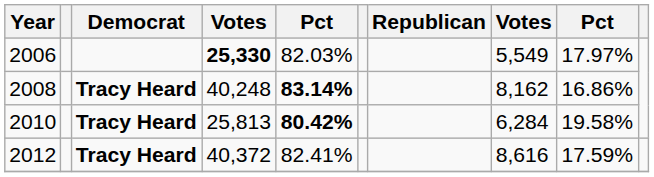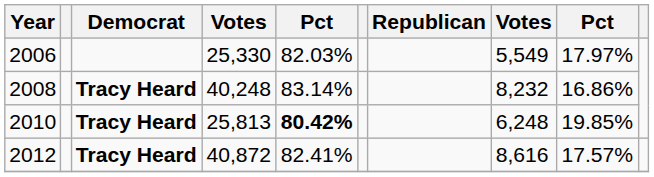(239, 55) bold -> (239, 55) normal
(317, 88) bold -> (317, 88) normal
(522, 88) 8,162 -> (522, 88) 8,232
(522, 122) 6,284 -> (522, 122) 6,248
(597, 122) 19.58% -> (597, 122) 19.85%
(239, 155) 40,372 -> (239, 155) 40,872
(597, 155) 17.59% -> (597, 155) 17.57%
